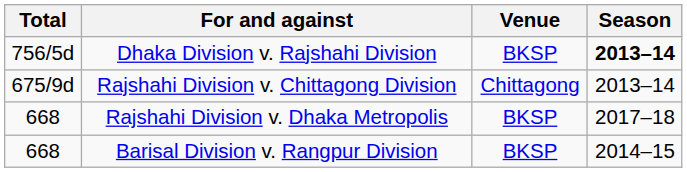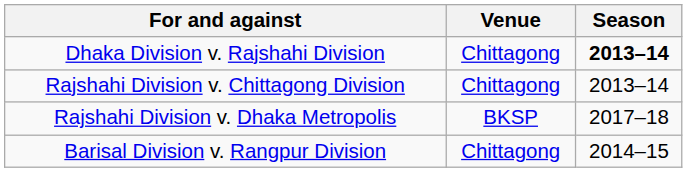- column: (43, 20)
(530, 53) BKSP -> (511, 53) Chittagong
(530, 150) BKSP -> (511, 150) Chittagong
